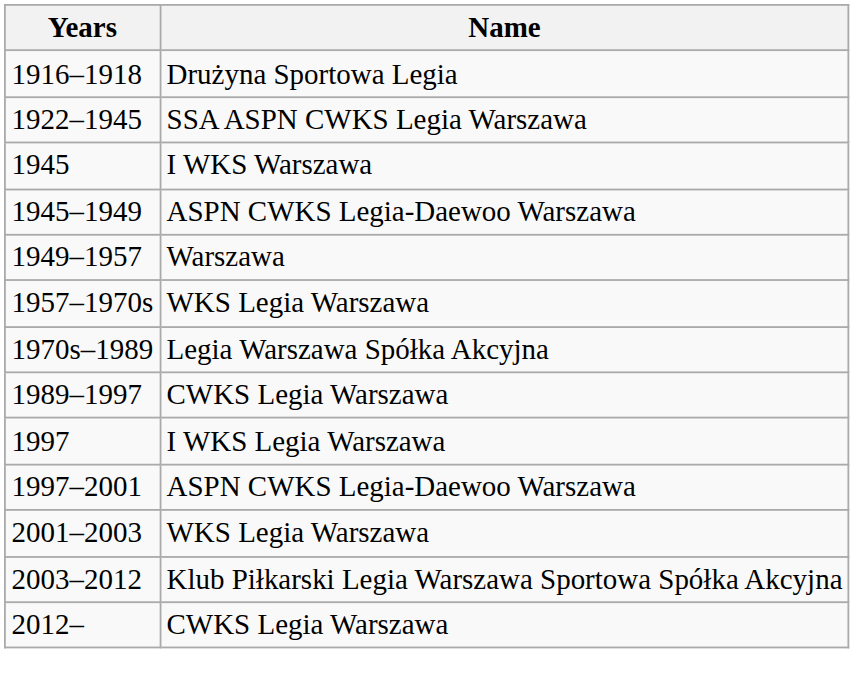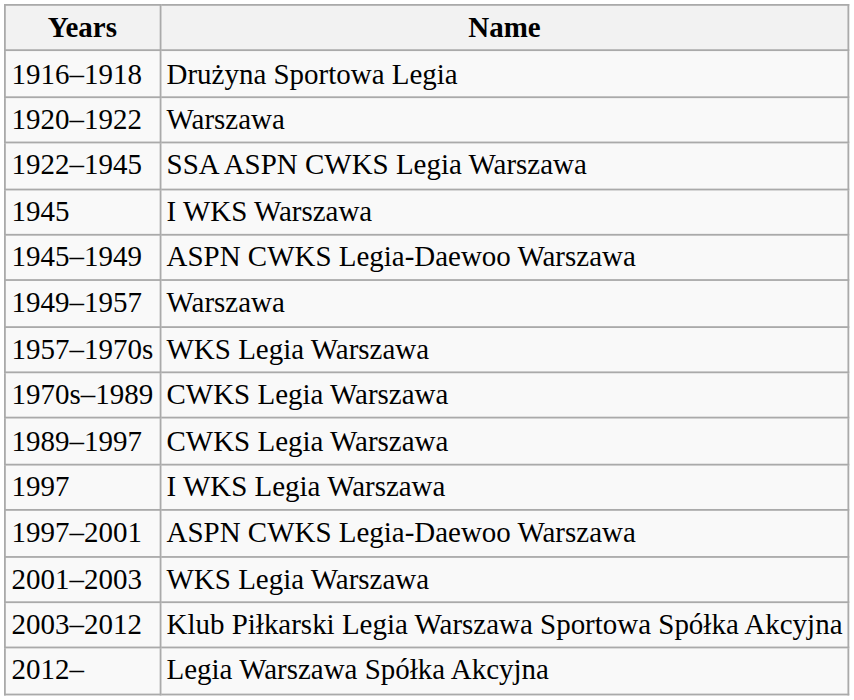+ row: (77, 119)
(358, 348) Legia Warszawa Spółka Akcyjna -> (307, 394) CWKS Legia Warszawa
(307, 624) CWKS Legia Warszawa -> (358, 670) Legia Warszawa Spółka Akcyjna
